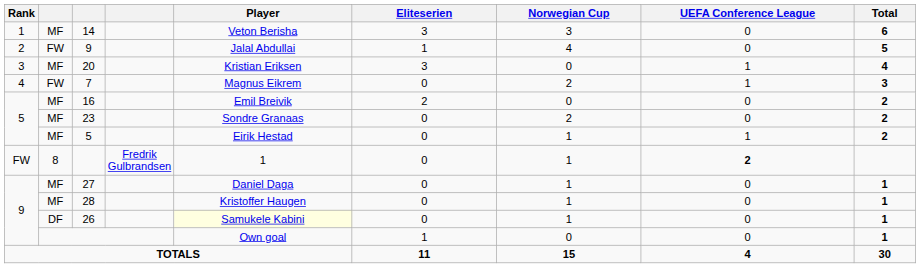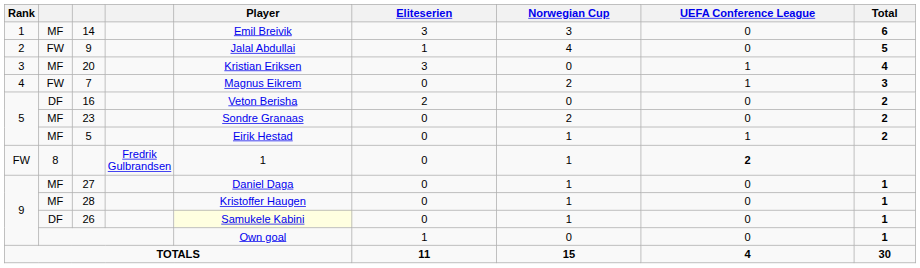(263, 31) Veton Berisha -> (263, 31) Emil Breivik
(55, 101) MF -> (55, 101) DF
(263, 101) Emil Breivik -> (263, 101) Veton Berisha
